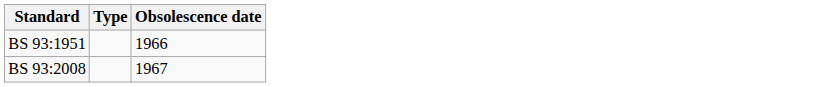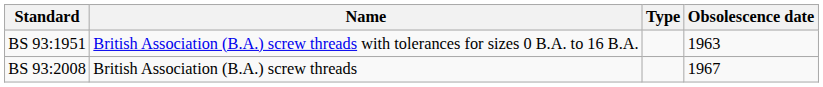+ column: (366, 17)
(151, 43) 1966 -> (704, 43) 1963
